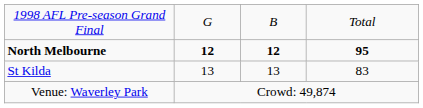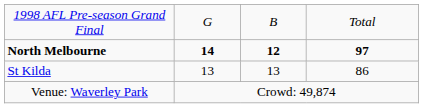(207, 50) 12 -> (207, 50) 14
(362, 50) 95 -> (362, 50) 97
(362, 71) 83 -> (362, 71) 86
